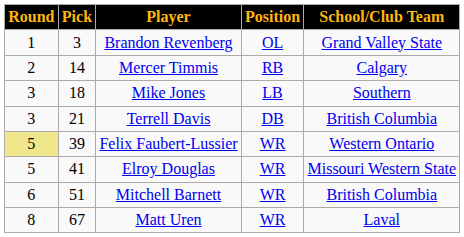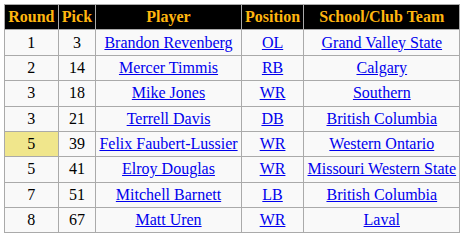(273, 93) LB -> (273, 93) WR
(31, 194) 6 -> (31, 194) 7
(273, 194) WR -> (273, 194) LB
